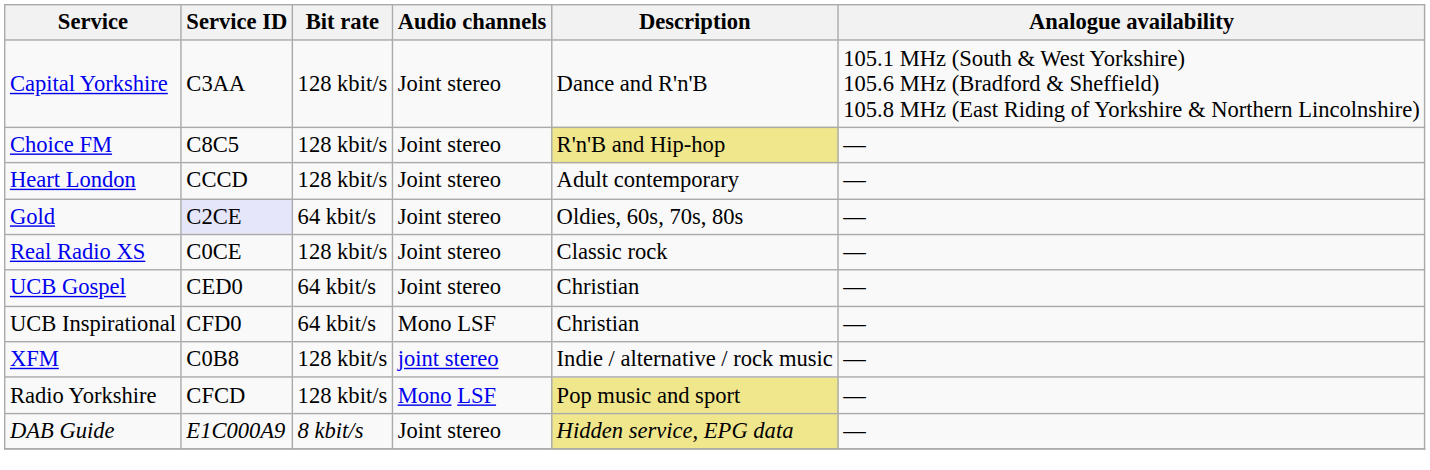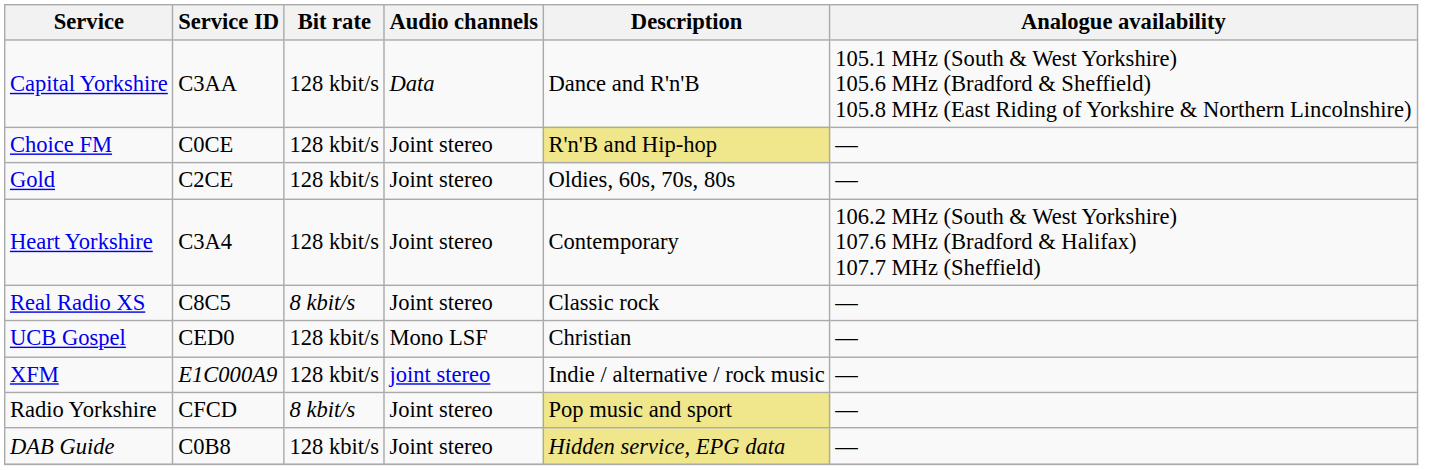(449, 83) Joint stereo -> (412, 83) Data
(213, 144) C8C5 -> (206, 144) C0CE
- row: (73, 180)
(214, 216) lavender background -> (206, 180) no background
(337, 216) 64 kbit/s -> (334, 180) 128 kbit/s
+ row: (81, 241)
(214, 252) C0CE -> (205, 302) C8C5
(342, 252) 128 kbit/s -> (322, 302) 8 kbit/s
(337, 287) 64 kbit/s -> (334, 338) 128 kbit/s
(449, 287) Joint stereo -> (439, 338) Mono LSF
- row: (93, 323)
(213, 359) C0B8 -> (228, 374) E1C000A9
(342, 395) 128 kbit/s -> (322, 410) 8 kbit/s
(447, 395) Mono LSF -> (441, 410) Joint stereo
(236, 430) E1C000A9 -> (205, 445) C0B8
(331, 430) 8 kbit/s -> (334, 445) 128 kbit/s
